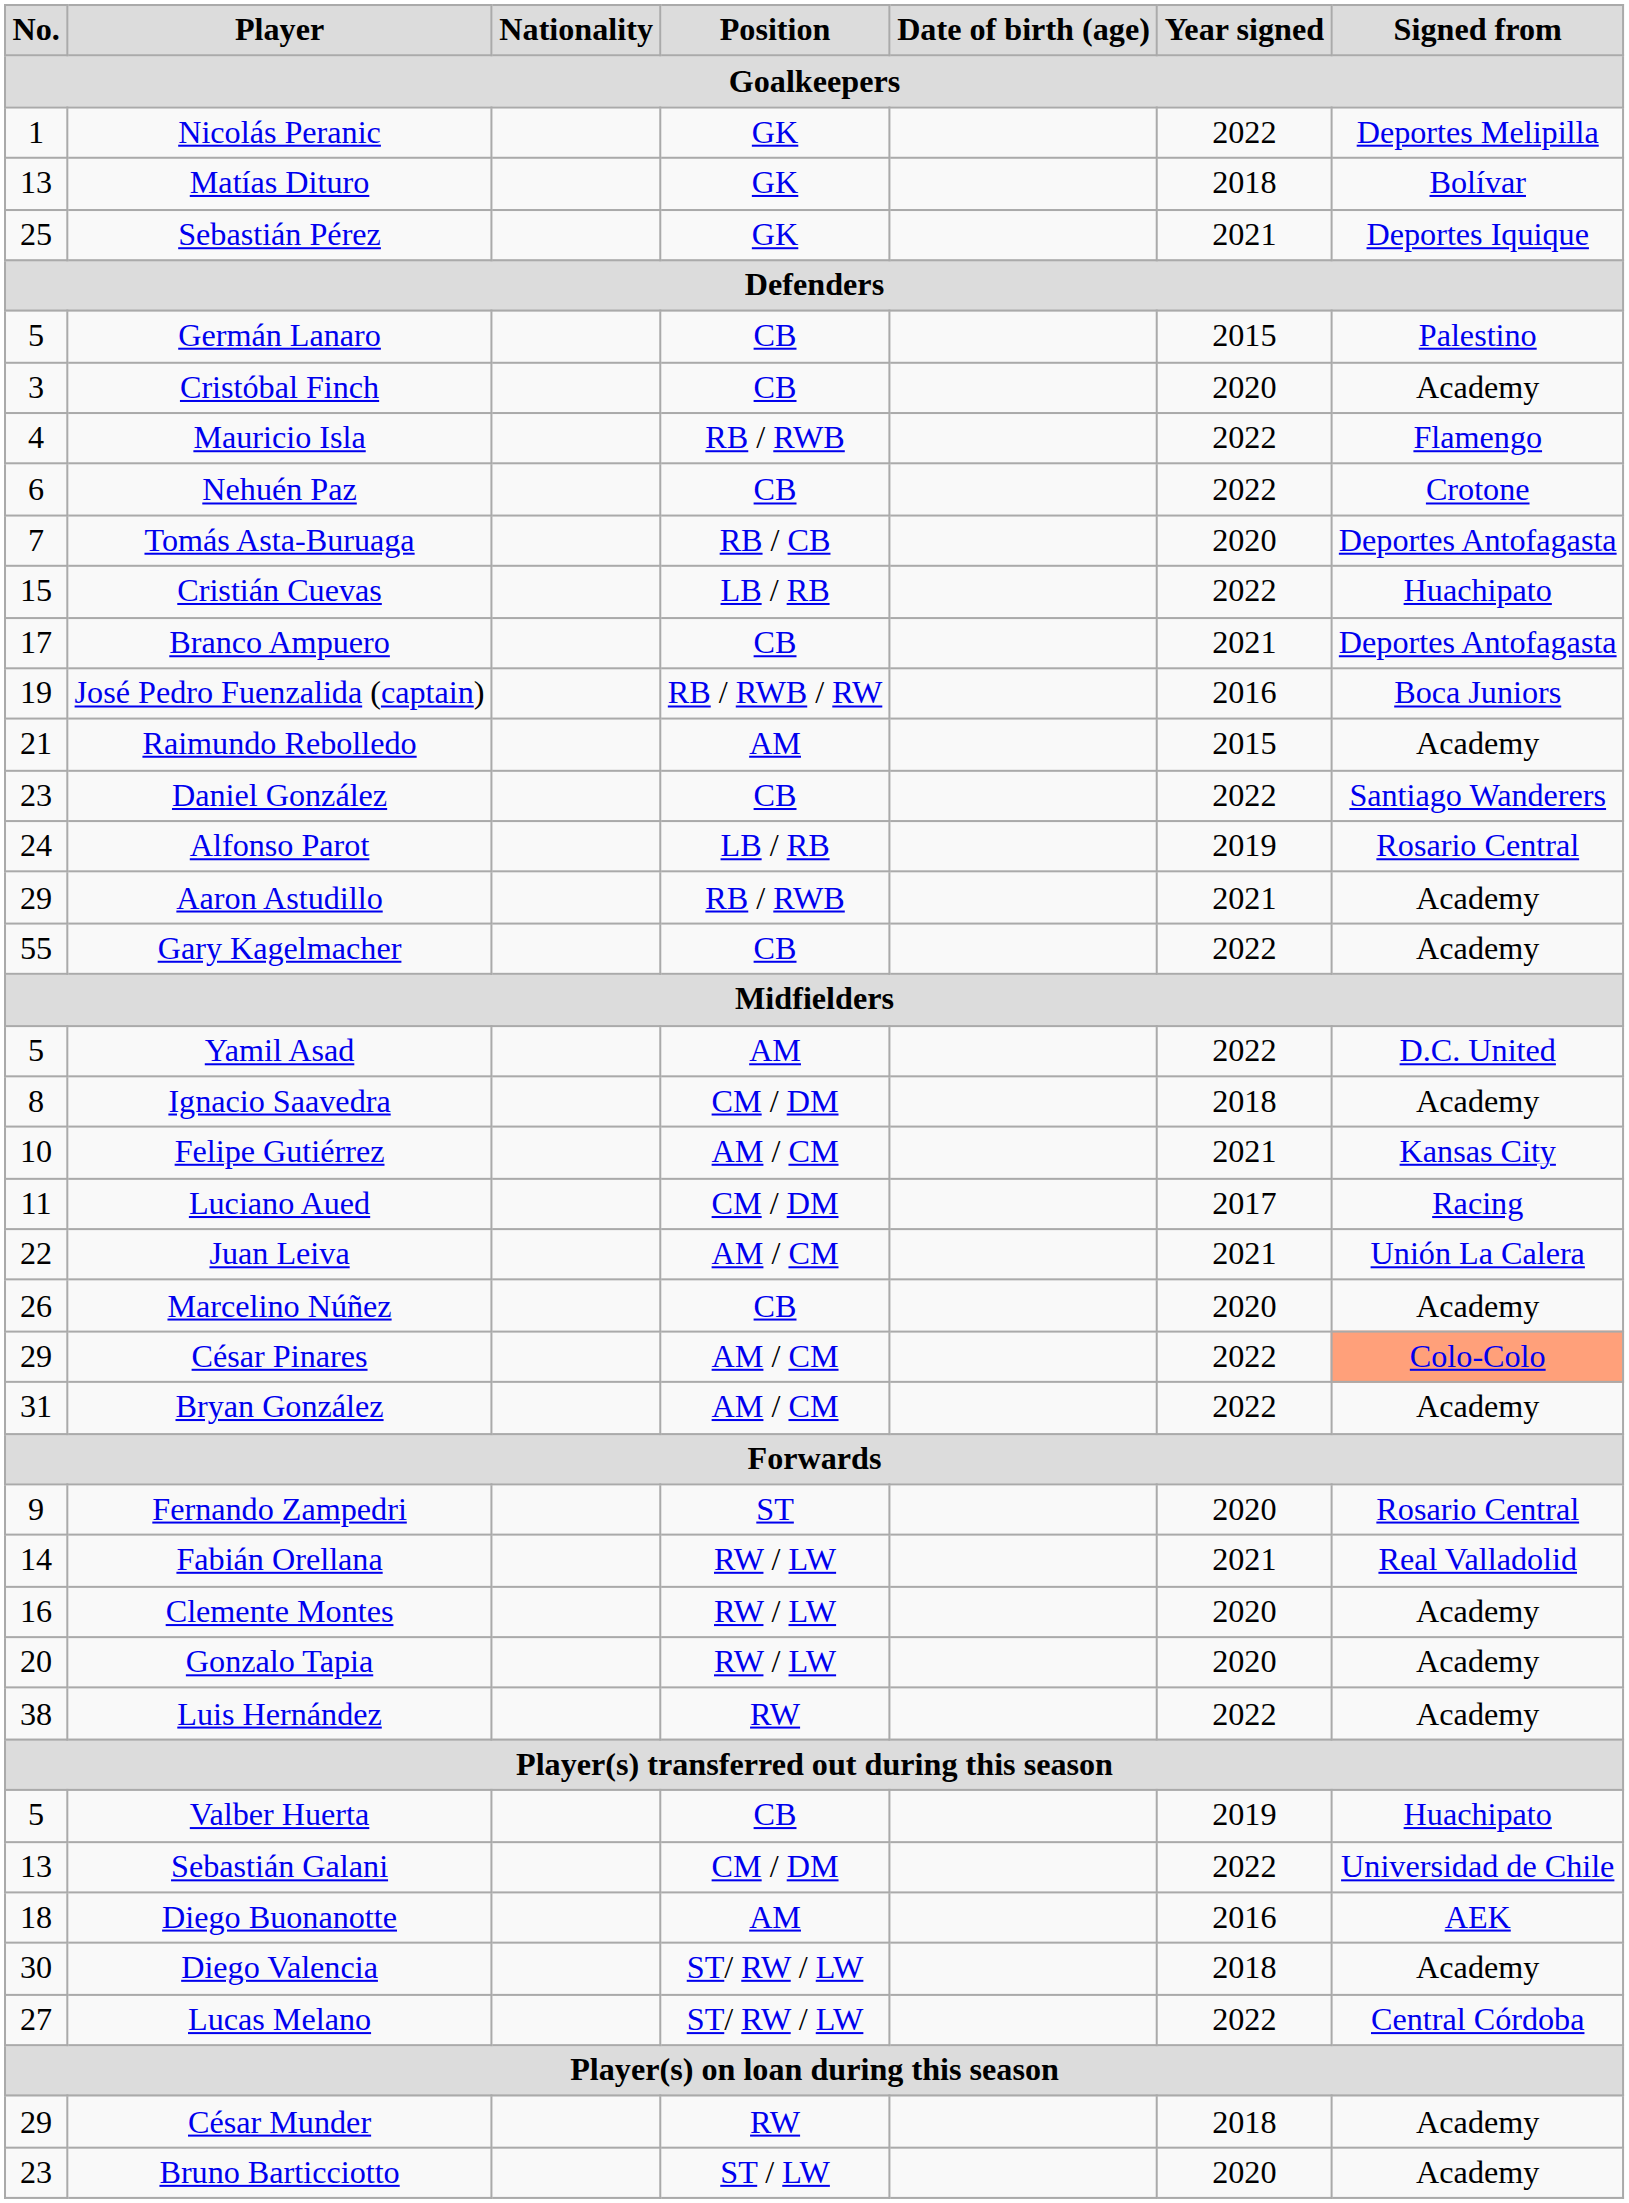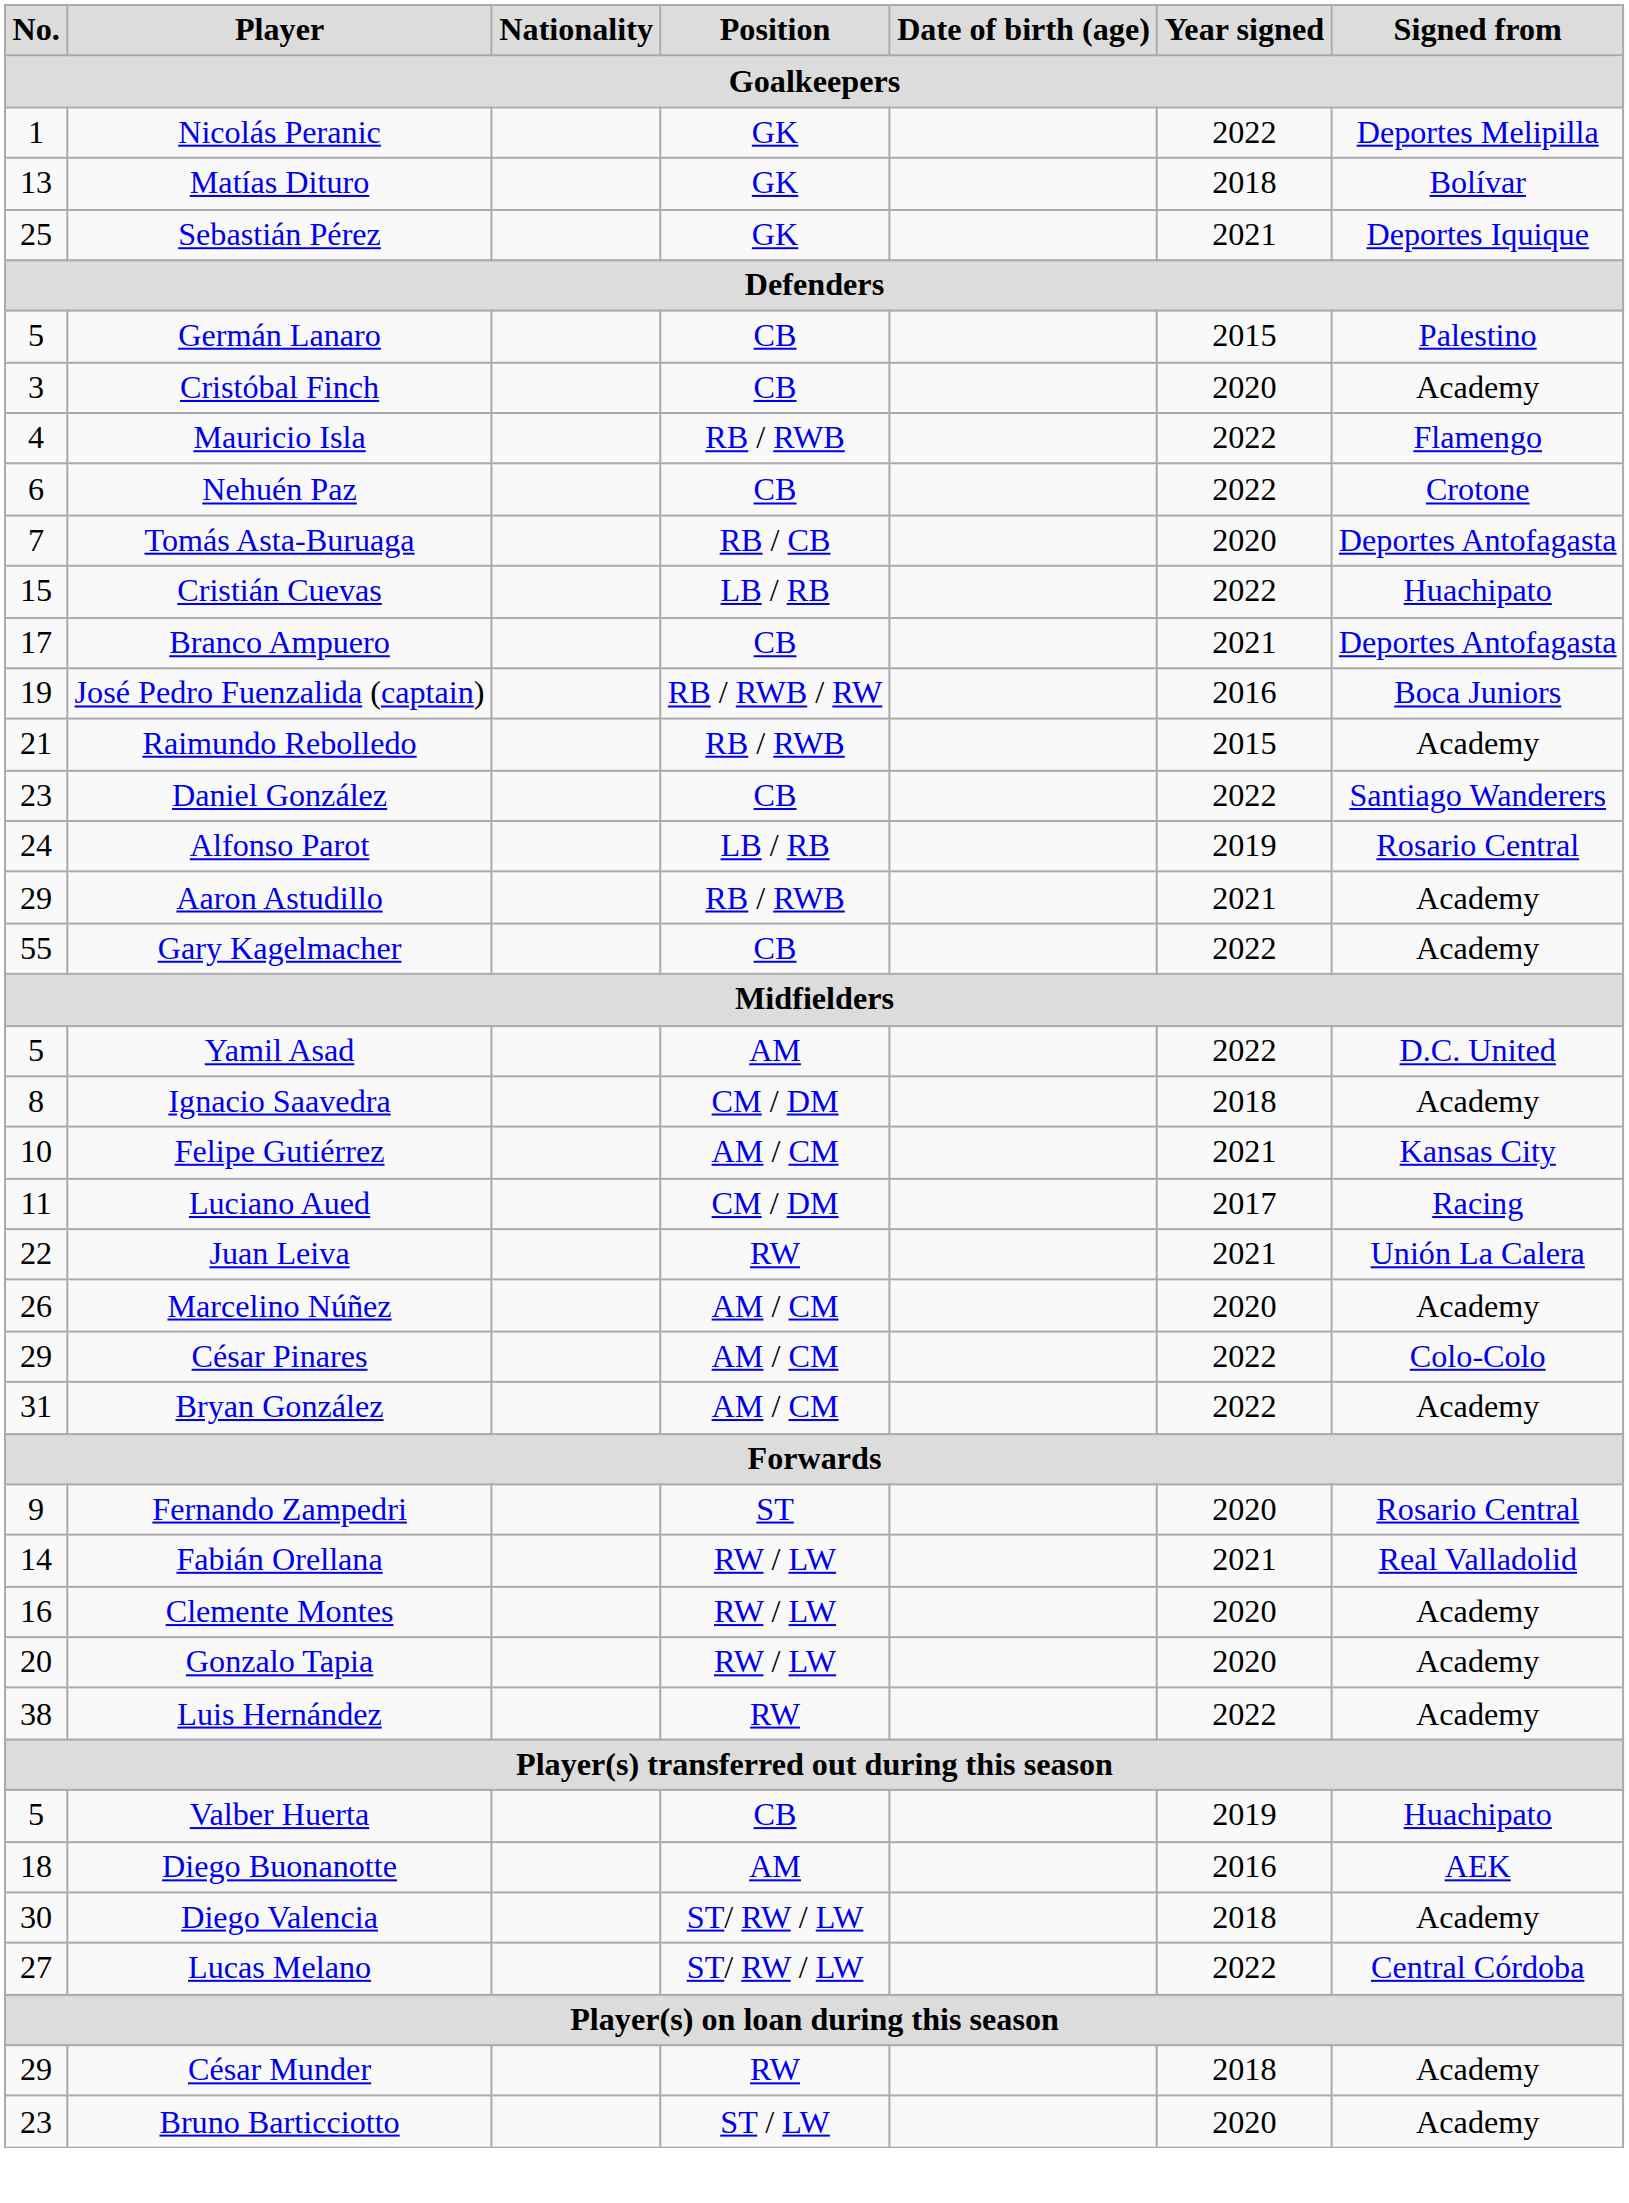(775, 744) AM -> (775, 744) RB / RWB
(775, 1254) AM / CM -> (775, 1254) RW
(775, 1305) CB -> (775, 1305) AM / CM
(1478, 1356) lightsalmon background -> (1478, 1356) no background
- row: (280, 1866)
